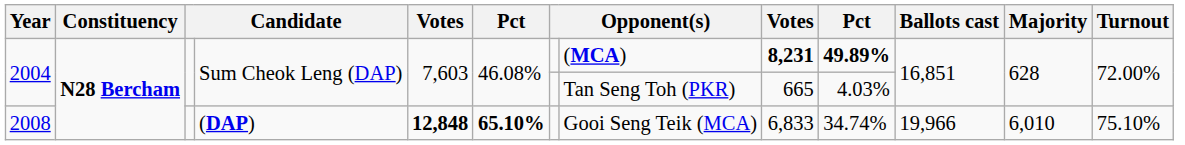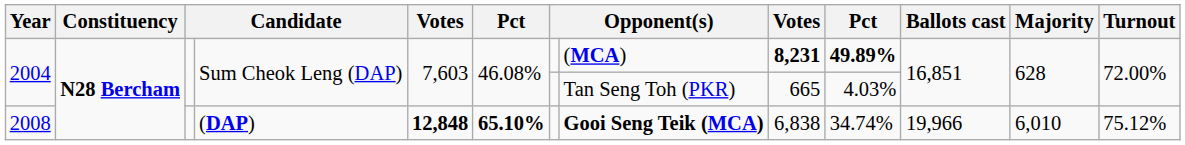(660, 122) normal -> (664, 122) bold
(791, 122) 6,833 -> (797, 122) 6,838
(1128, 122) 75.10% -> (1135, 122) 75.12%
